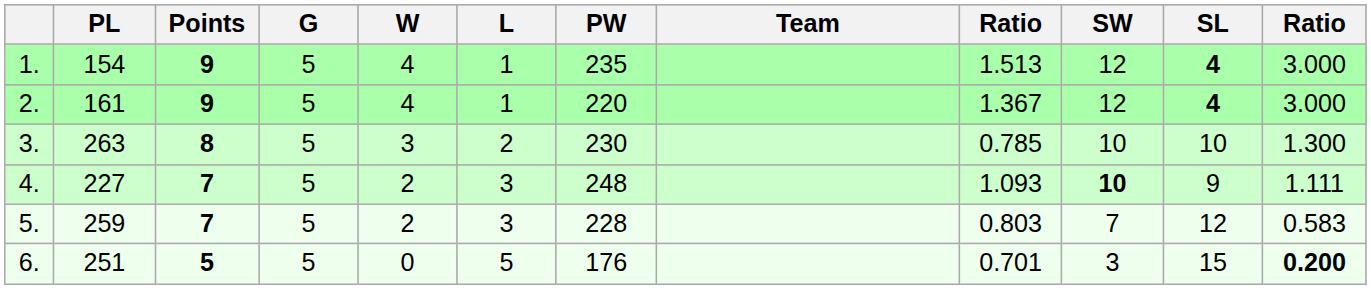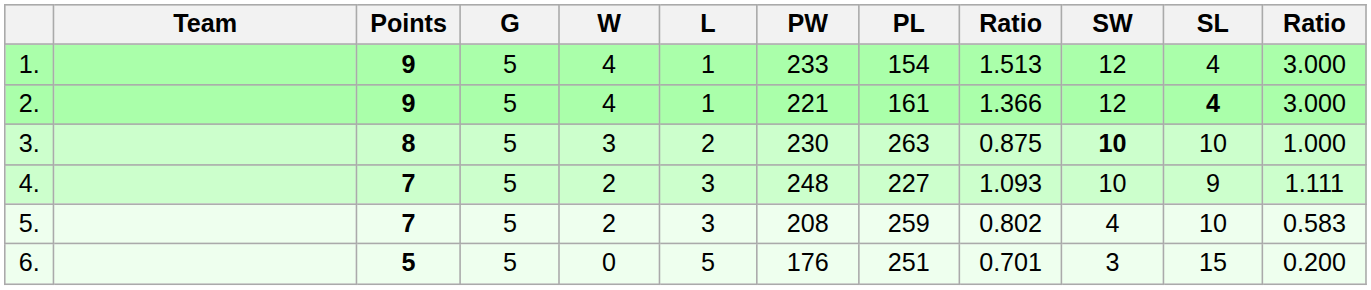columns swapped: (808, 24) <-> (104, 24)
(606, 64) 235 -> (808, 64) 233
(1213, 64) bold -> (1213, 64) normal
(606, 104) 220 -> (808, 104) 221
(1011, 104) 1.367 -> (1011, 104) 1.366
(1011, 143) 0.785 -> (1011, 143) 0.875
(1112, 143) normal -> (1112, 143) bold
(1314, 143) 1.300 -> (1314, 143) 1.000
(1112, 183) bold -> (1112, 183) normal
(606, 223) 228 -> (808, 223) 208
(1011, 223) 0.803 -> (1011, 223) 0.802
(1112, 223) 7 -> (1112, 223) 4
(1213, 223) 12 -> (1213, 223) 10
(1314, 263) bold -> (1314, 263) normal
